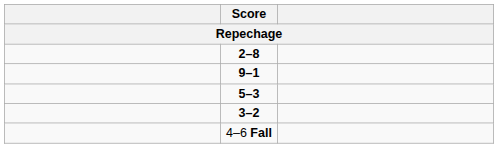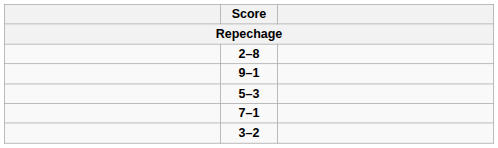+ row: (249, 113)
- row: (249, 133)
